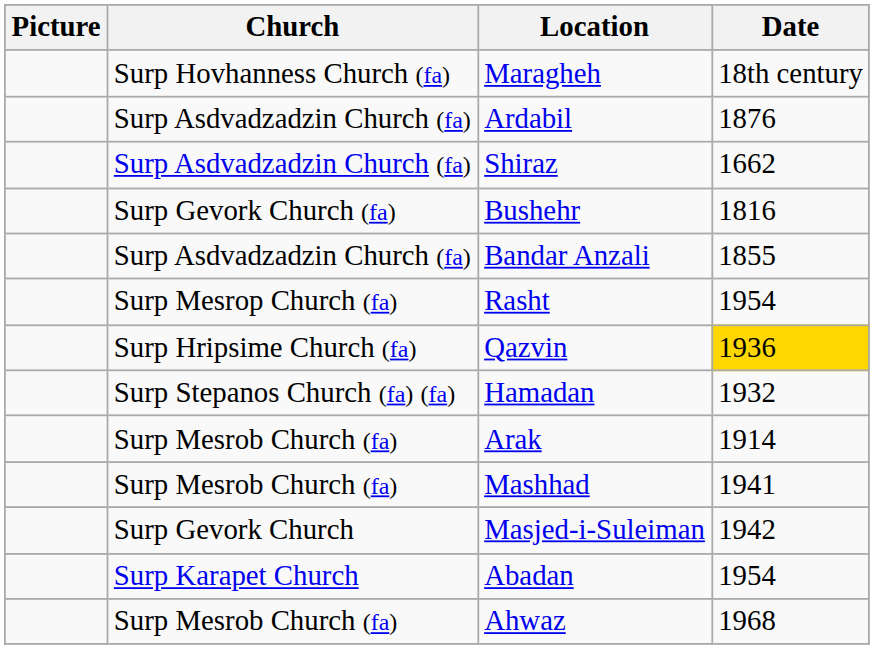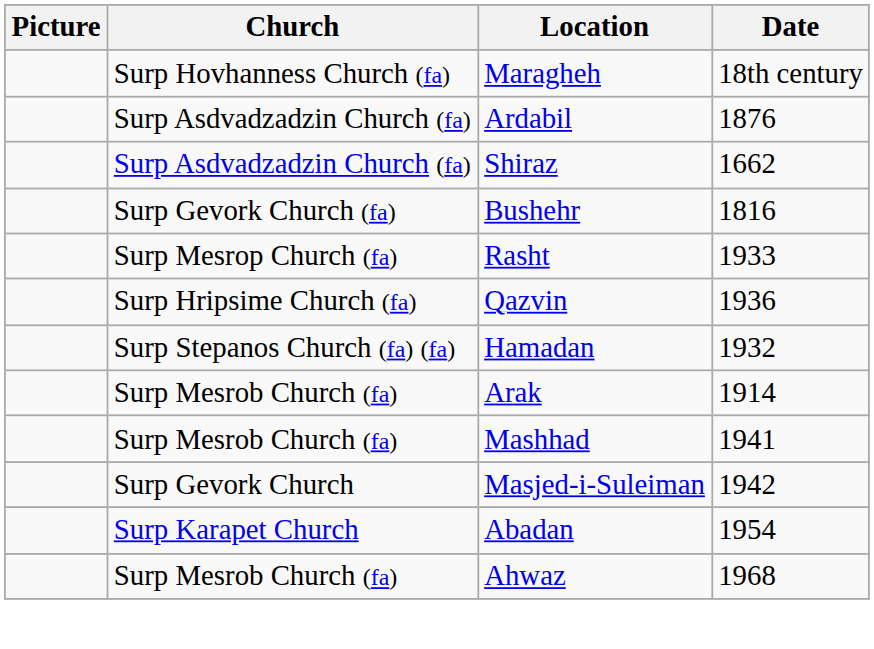- row: (567, 255)
(747, 301) 1954 -> (747, 255) 1933
(747, 347) gold background -> (747, 301) no background
